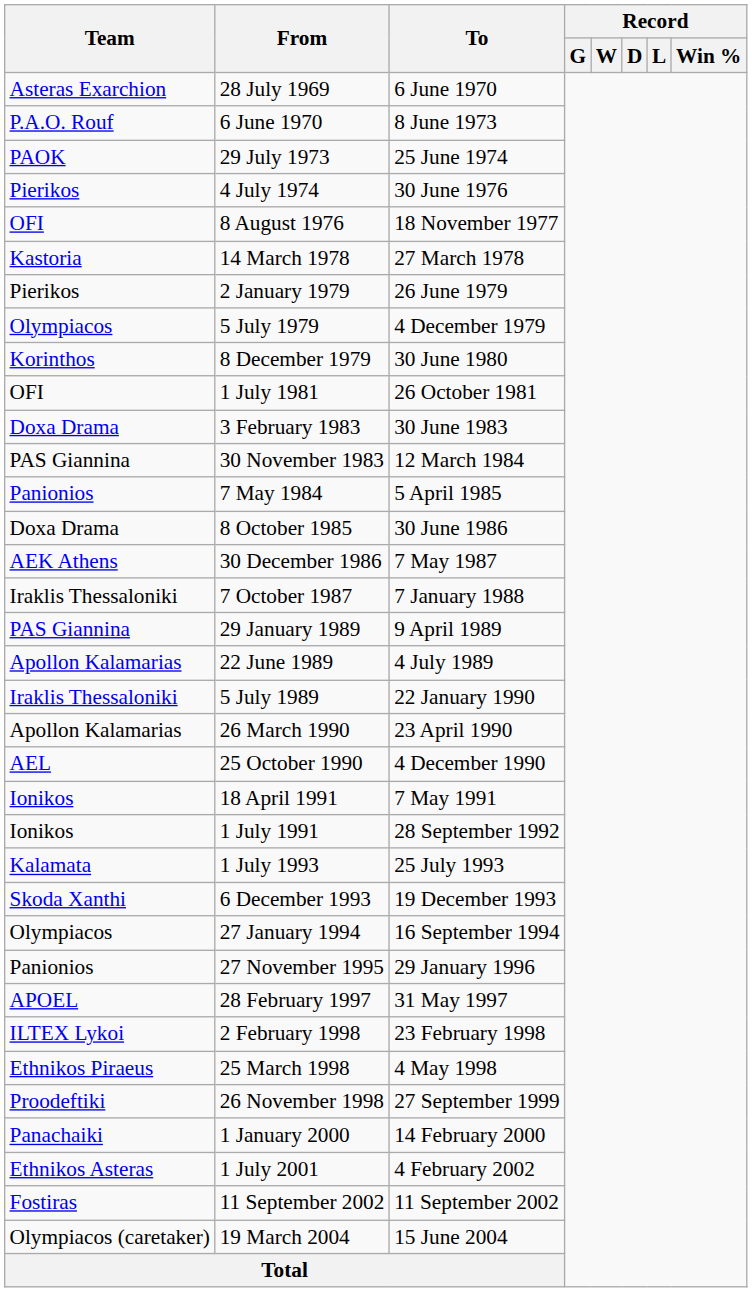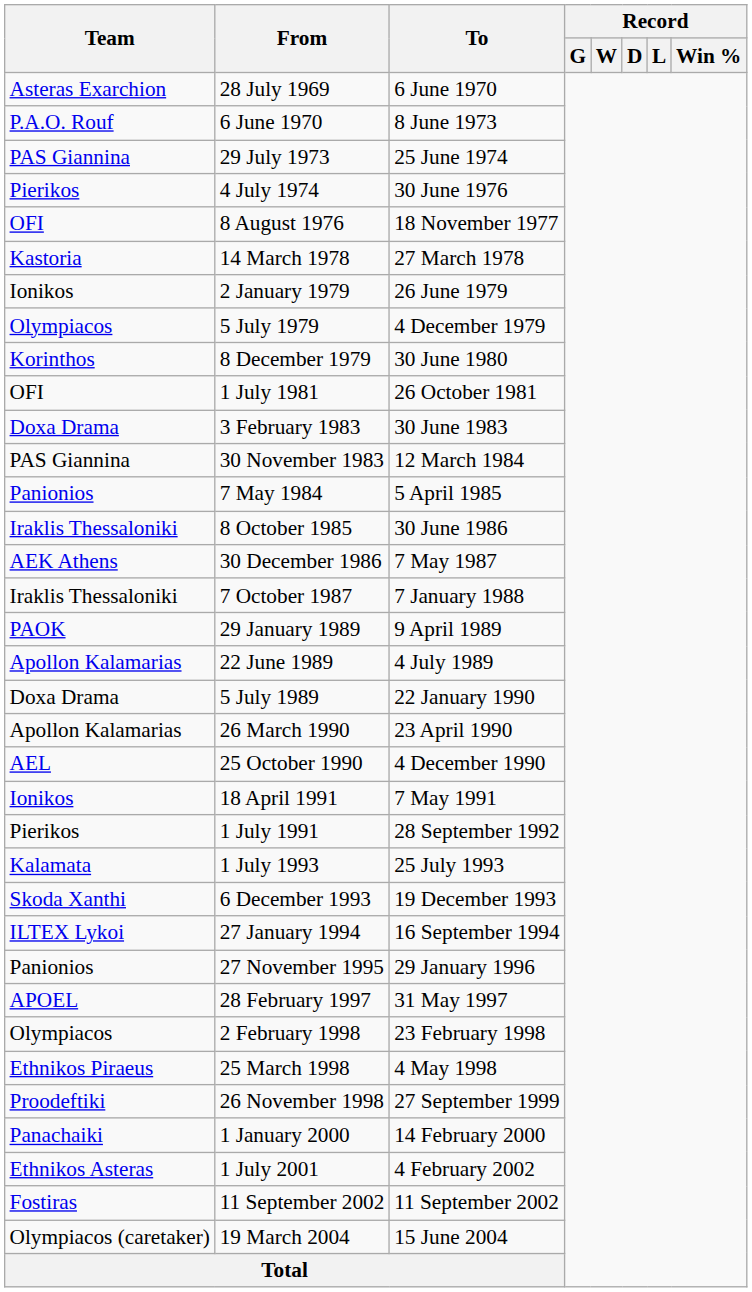(38, 156) PAOK -> (70, 156) PAS Giannina
(44, 291) Pierikos -> (41, 291) Ionikos
(64, 527) Doxa Drama -> (94, 527) Iraklis Thessaloniki
(70, 628) PAS Giannina -> (38, 628) PAOK
(94, 696) Iraklis Thessaloniki -> (64, 696) Doxa Drama
(41, 831) Ionikos -> (44, 831) Pierikos
(61, 932) Olympiacos -> (67, 932) ILTEX Lykoi
(67, 1033) ILTEX Lykoi -> (61, 1033) Olympiacos
